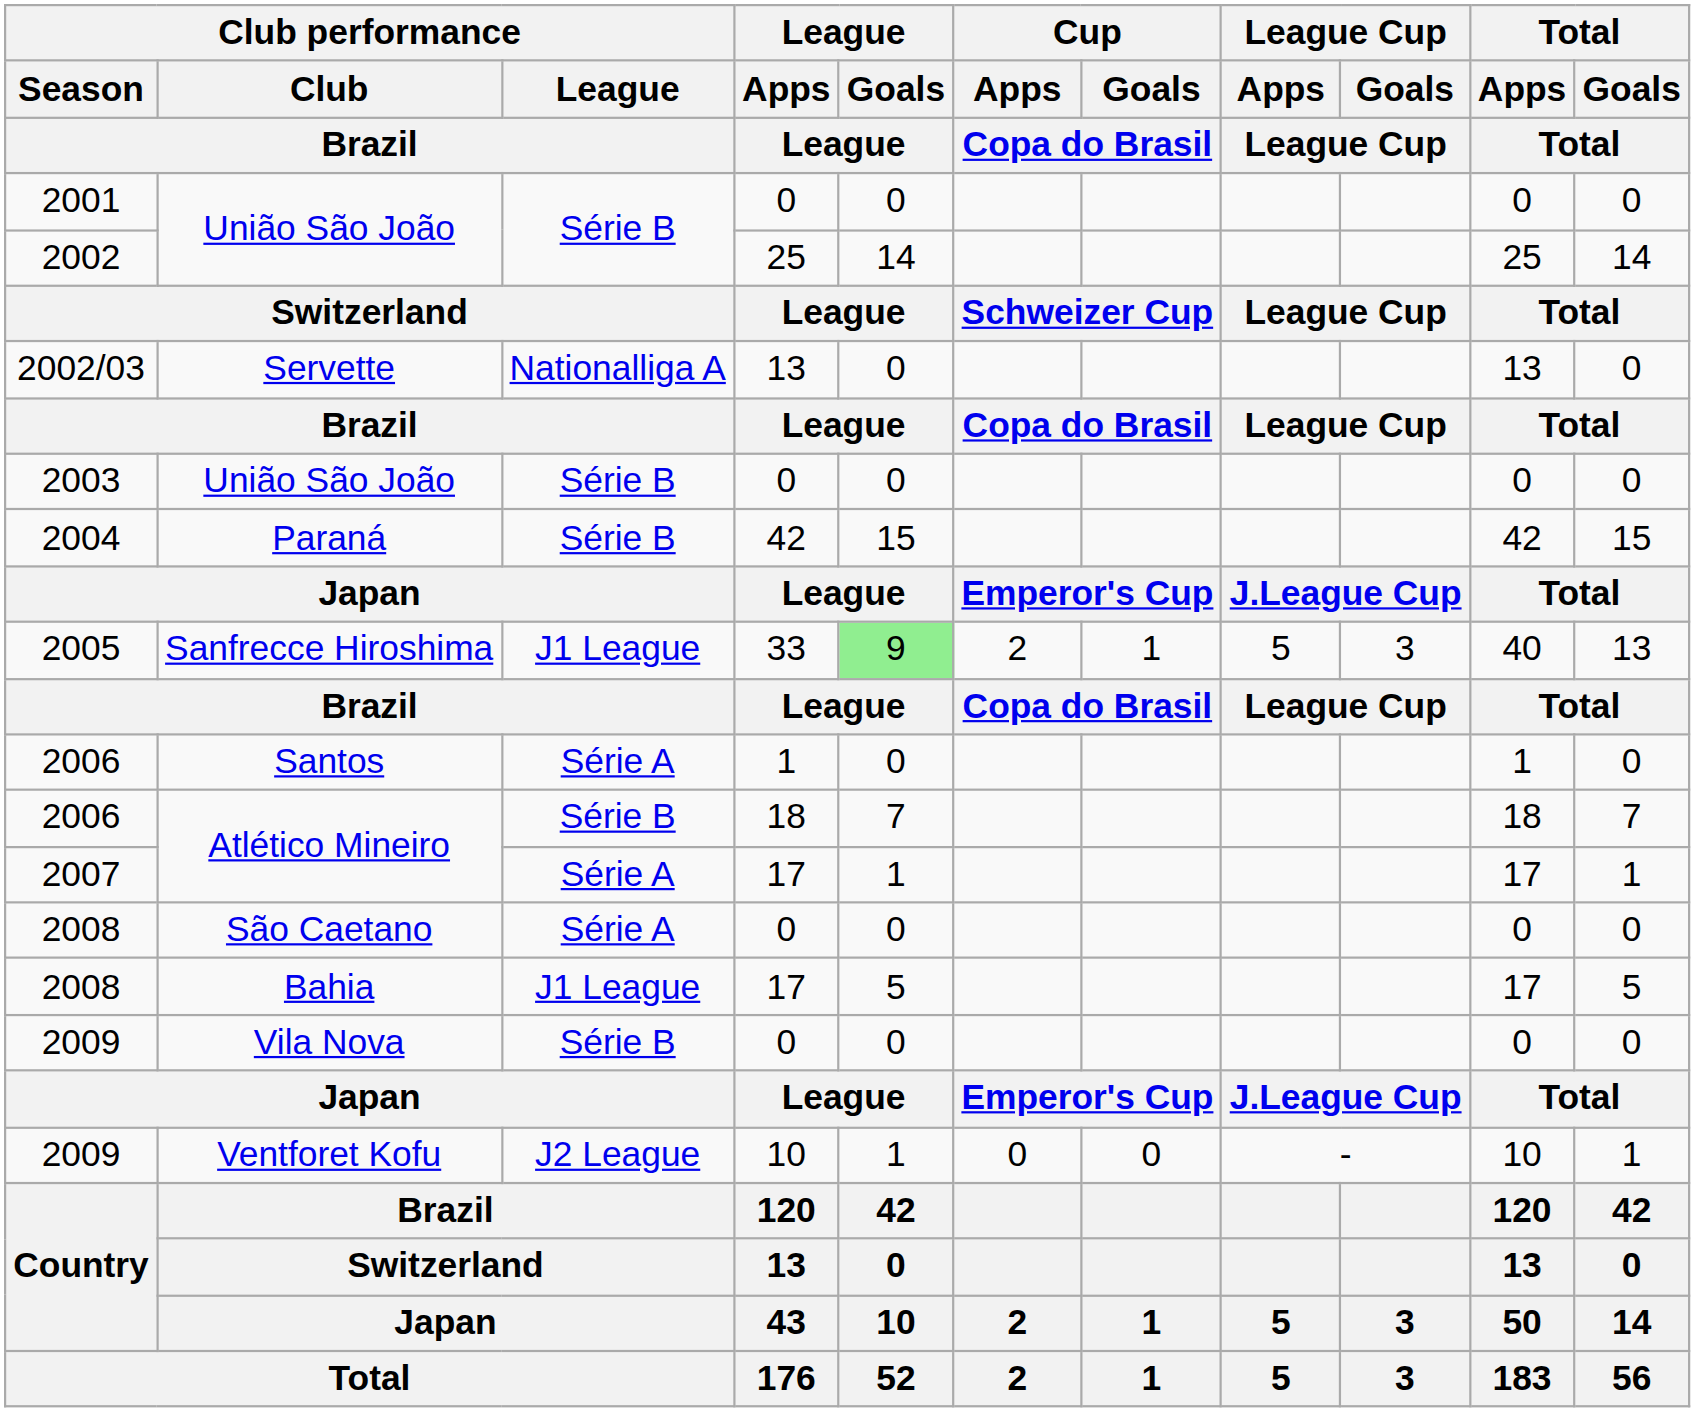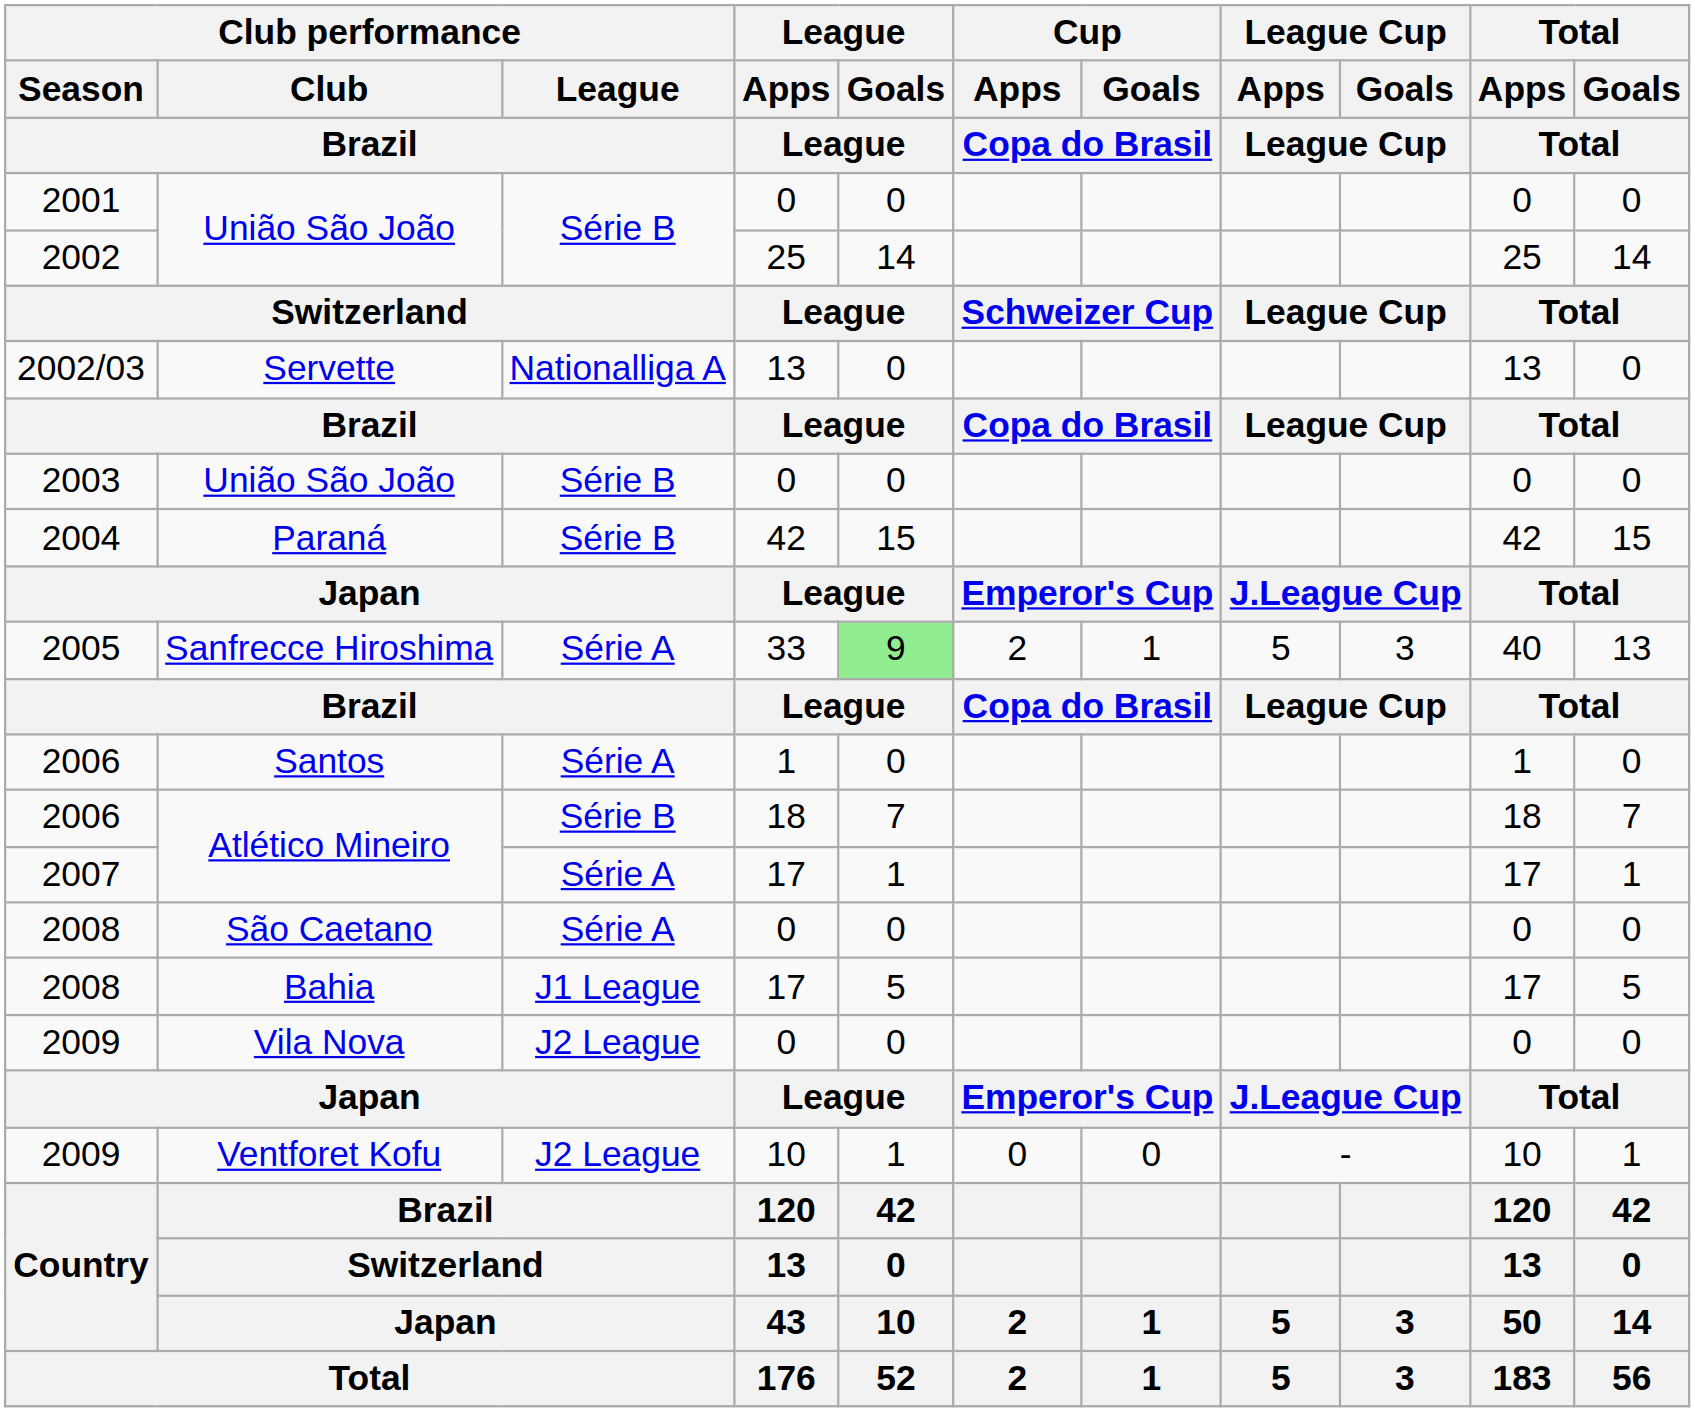(618, 649) J1 League -> (618, 649) Série A
(618, 1041) Série B -> (618, 1041) J2 League
